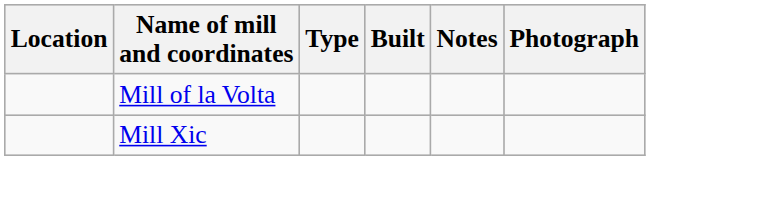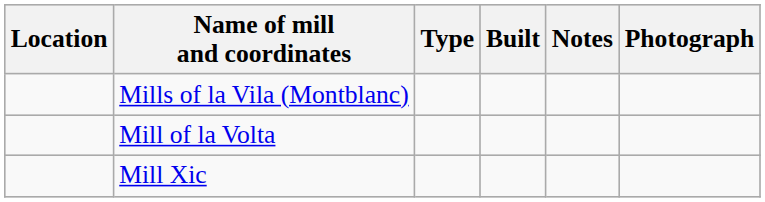+ row: (264, 94)
